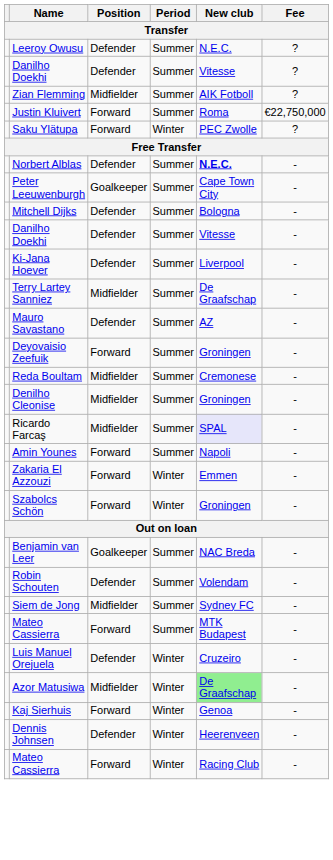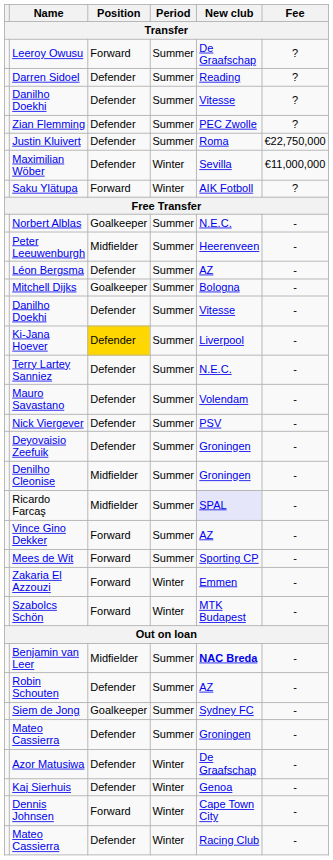(113, 47) Defender -> (110, 53) Forward
(215, 47) N.E.C. -> (228, 53) De Graafschap
+ row: (46, 77)
(114, 94) Midfielder -> (113, 124) Defender
(226, 94) AIK Fotboll -> (228, 124) PEC Zwolle
(110, 112) Forward -> (113, 141) Defender
+ row: (38, 165)
(228, 129) PEC Zwolle -> (226, 188) AIK Fotboll
(113, 164) Defender -> (119, 223) Goalkeeper
(215, 164) bold -> (215, 223) normal
(119, 187) Goalkeeper -> (114, 246) Midfielder
(227, 187) Cape Town City -> (229, 246) Heerenveen
+ row: (48, 270)
(113, 211) Defender -> (119, 287) Goalkeeper
(113, 264) no background -> (113, 340) gold background
(114, 293) Midfielder -> (113, 369) Defender
(228, 293) De Graafschap -> (215, 369) N.E.C.
(206, 323) AZ -> (224, 399) Volendam
+ row: (48, 422)
(110, 352) Forward -> (113, 446) Defender
- row: (47, 376)
+ row: (39, 534)
+ row: (43, 558)
- row: (44, 452)
(225, 505) Groningen -> (223, 611) MTK Budapest
(119, 552) Goalkeeper -> (114, 658) Midfielder
(227, 552) normal -> (228, 658) bold
(224, 581) Volendam -> (206, 687) AZ
(114, 605) Midfielder -> (119, 711) Goalkeeper
(110, 628) Forward -> (113, 734) Defender
(223, 628) MTK Budapest -> (225, 734) Groningen
- row: (42, 658)
(114, 687) Midfielder -> (113, 764) Defender
(228, 687) lightgreen background -> (228, 764) no background
(110, 711) Forward -> (113, 787) Defender
(113, 734) Defender -> (110, 810) Forward
(229, 734) Heerenveen -> (227, 810) Cape Town City
(110, 764) Forward -> (113, 840) Defender
